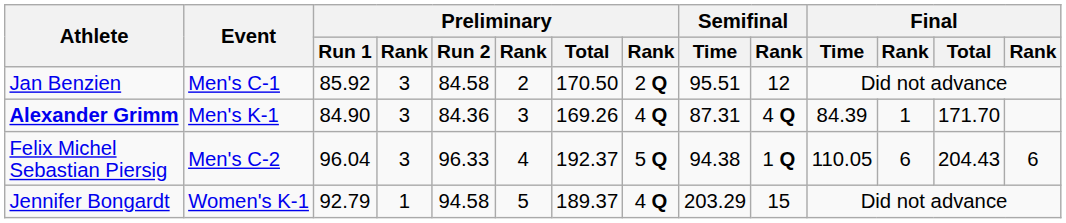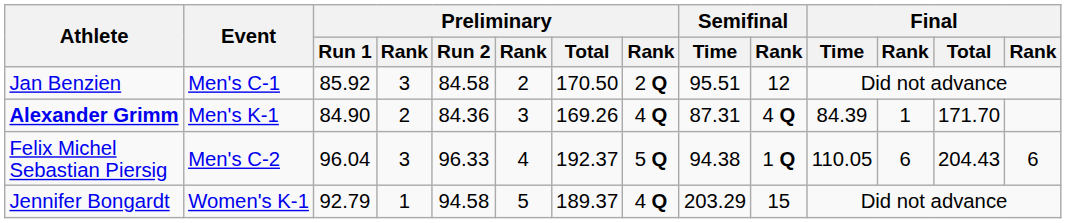(404, 116) 3 -> (404, 116) 2
